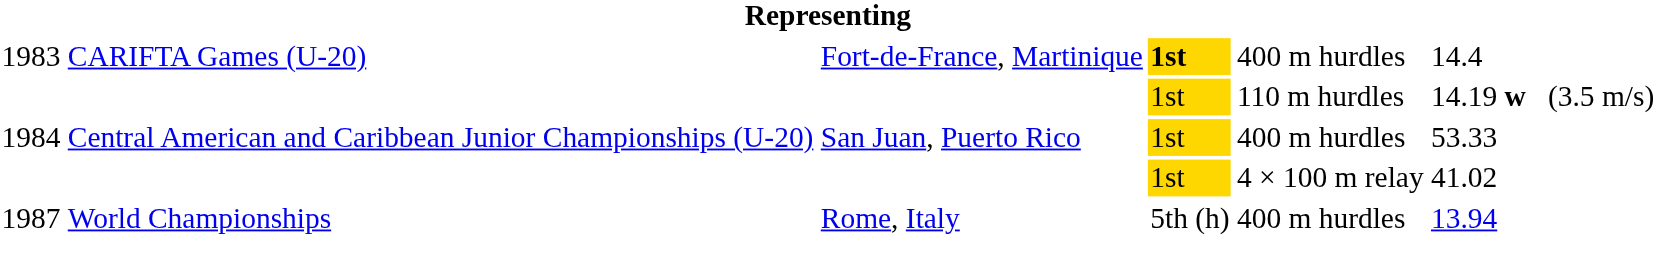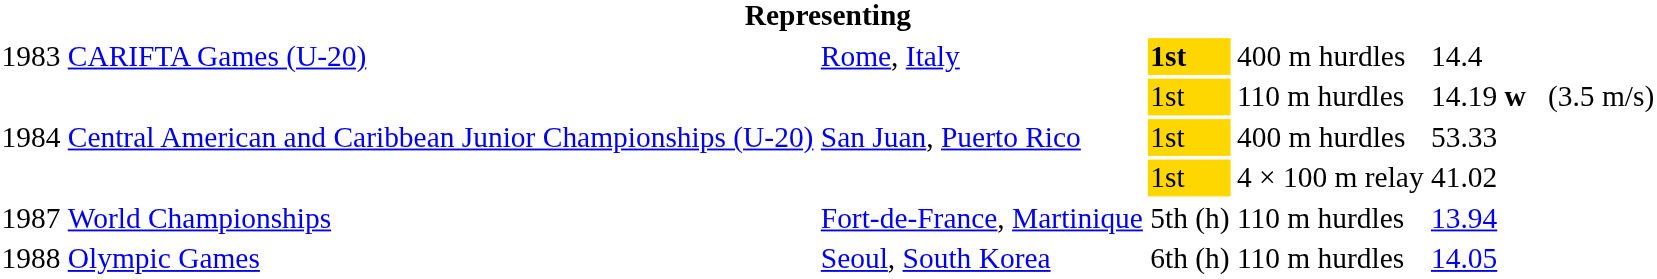(982, 56) Fort-de-France, Martinique -> (890, 56) Rome, Italy
(890, 218) Rome, Italy -> (982, 218) Fort-de-France, Martinique
(1321, 218) 400 m hurdles -> (1321, 218) 110 m hurdles
+ row: (31, 258)
